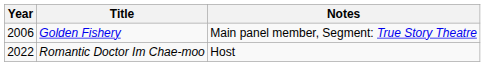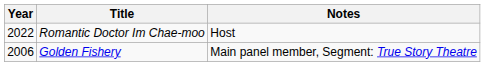rows swapped: (80, 33) <-> (122, 52)
